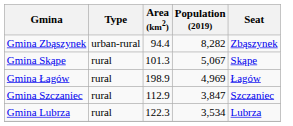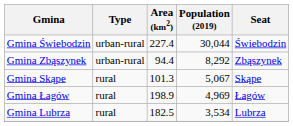+ row: (49, 43)
(213, 43) 8,282 -> (218, 60) 8,292
- row: (45, 95)
(158, 112) 122.3 -> (162, 112) 182.5
